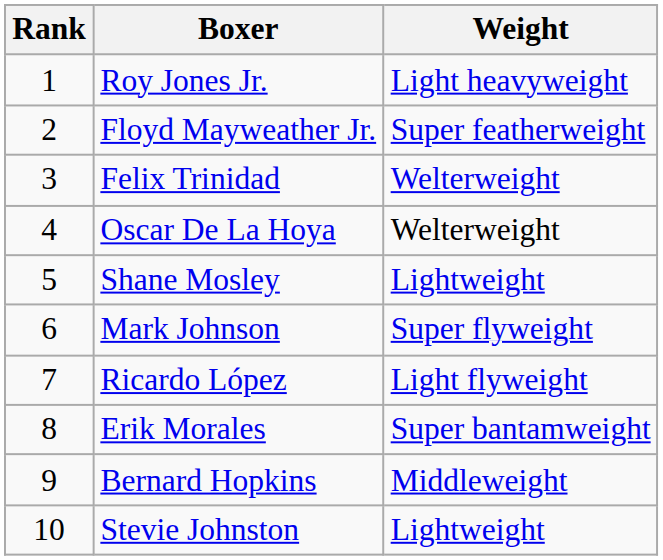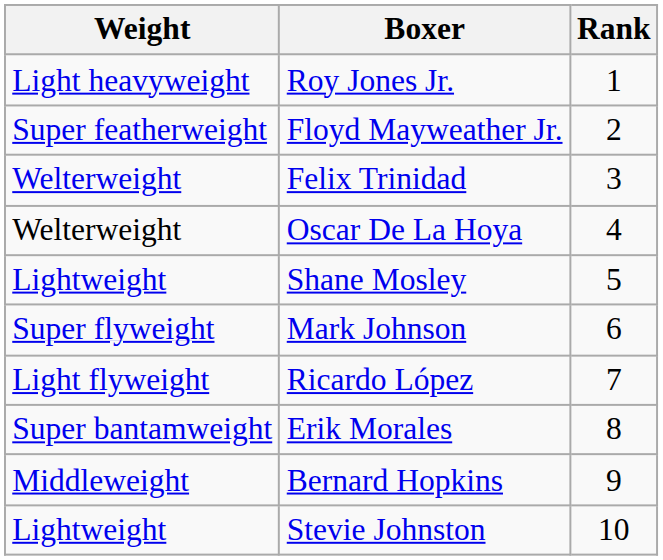columns swapped: (49, 29) <-> (521, 29)
